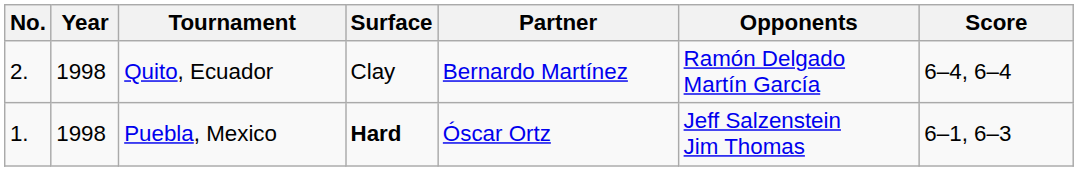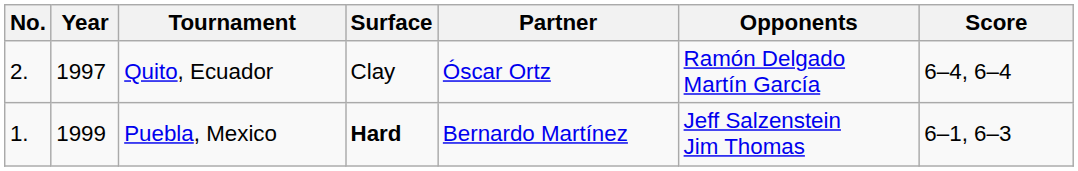(81, 71) 1998 -> (81, 71) 1997
(535, 71) Bernardo Martínez -> (497, 71) Óscar Ortz
(81, 133) 1998 -> (81, 133) 1999
(497, 133) Óscar Ortz -> (535, 133) Bernardo Martínez
